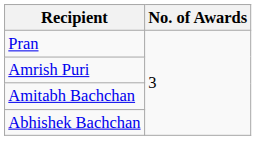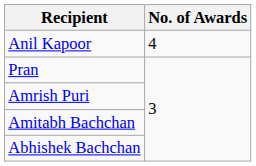+ row: (50, 43)
